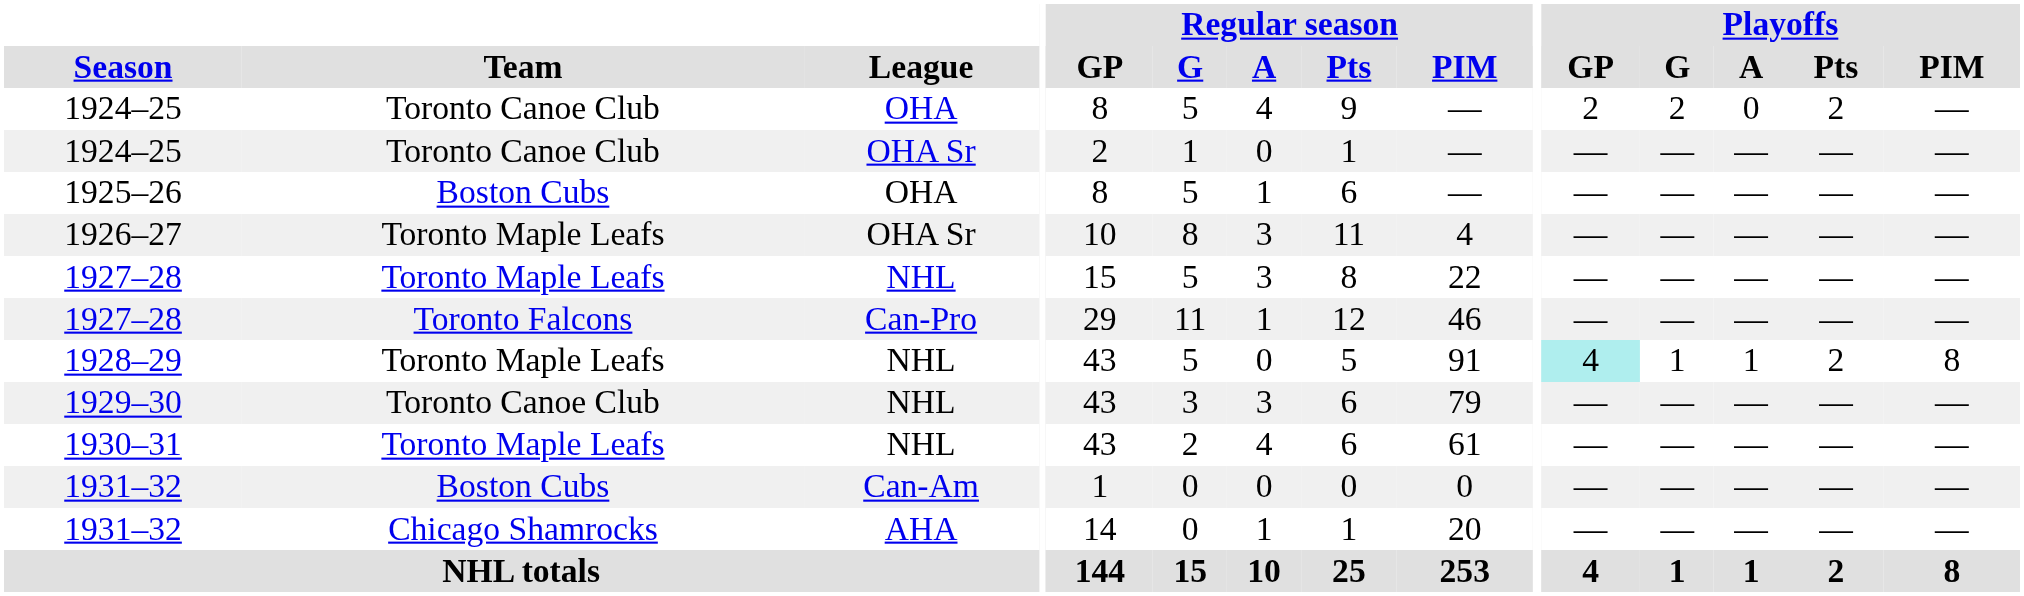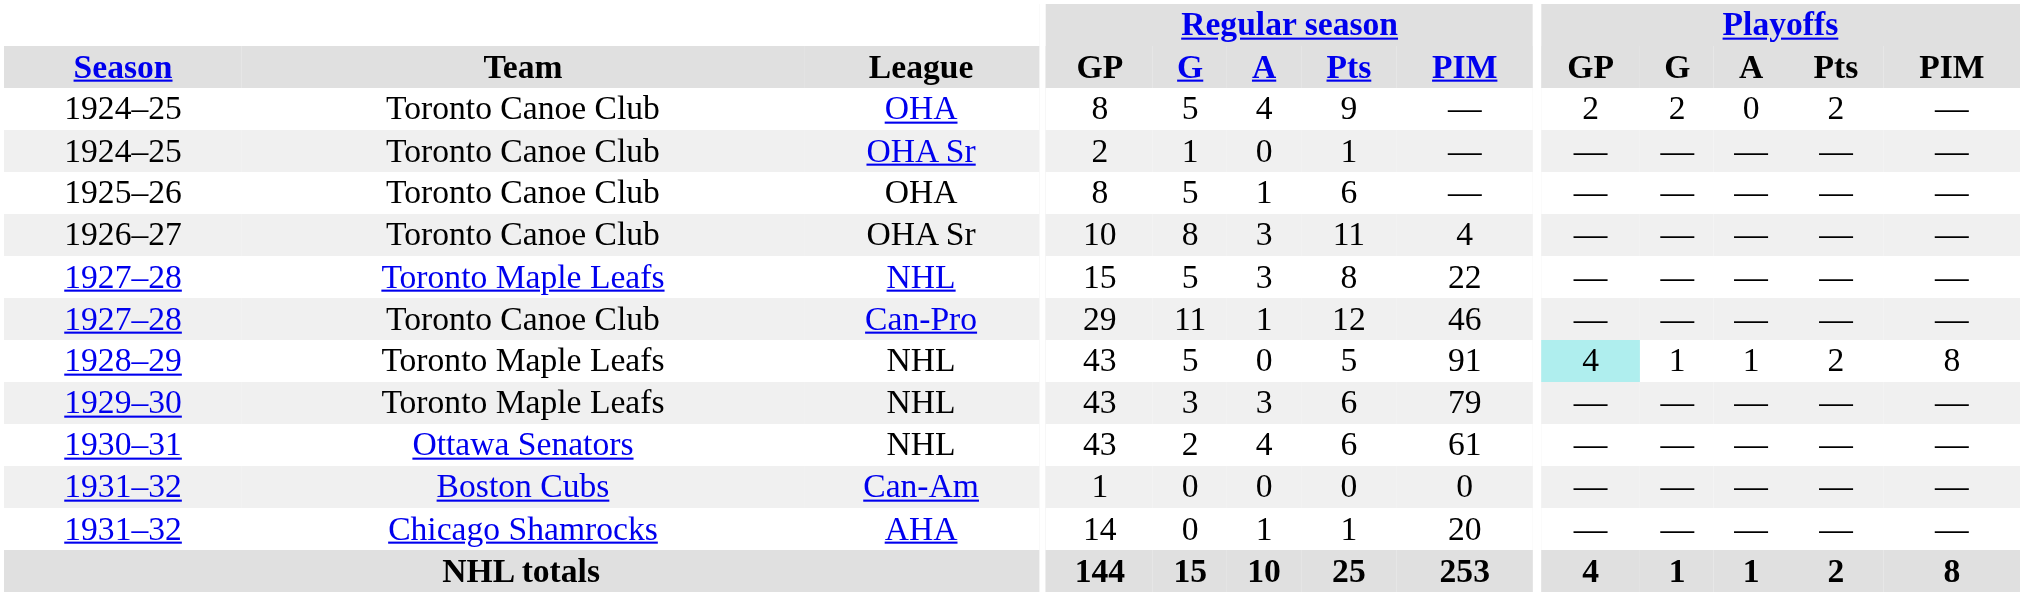(523, 192) Boston Cubs -> (523, 192) Toronto Canoe Club
(523, 234) Toronto Maple Leafs -> (523, 234) Toronto Canoe Club
(523, 318) Toronto Falcons -> (523, 318) Toronto Canoe Club
(523, 402) Toronto Canoe Club -> (523, 402) Toronto Maple Leafs
(523, 444) Toronto Maple Leafs -> (523, 444) Ottawa Senators
